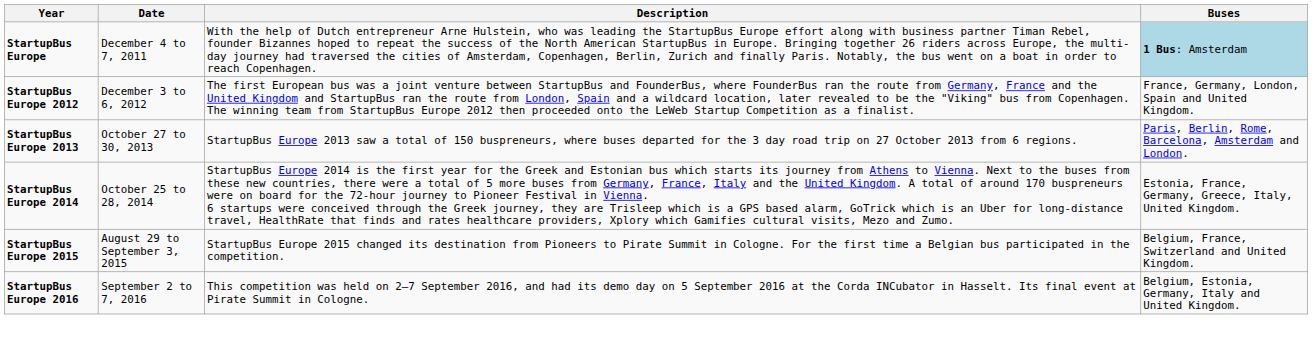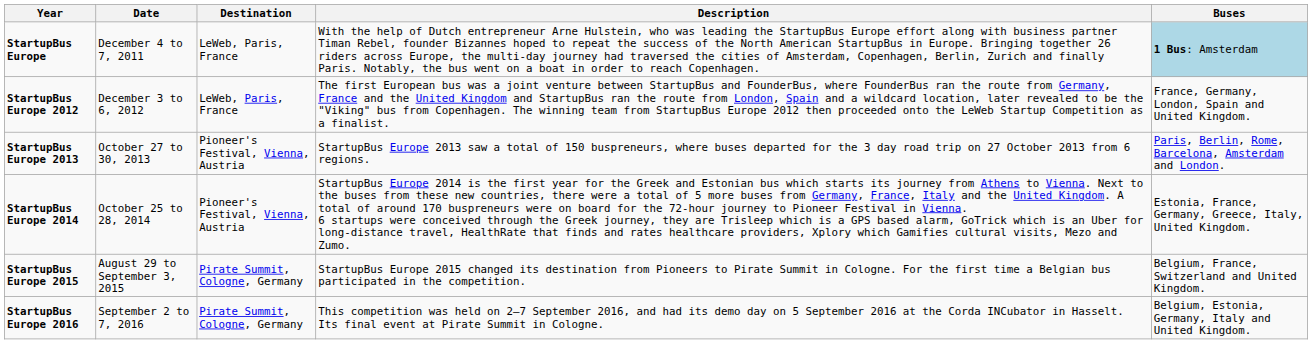+ column: (256, 13)
